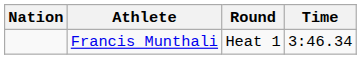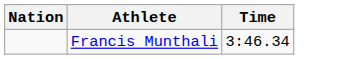- column: (253, 17)
